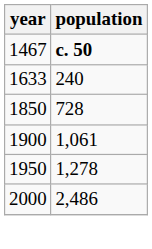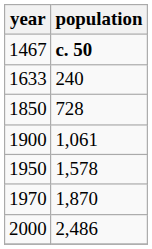(77, 169) 1,278 -> (77, 169) 1,578
+ row: (28, 199)
